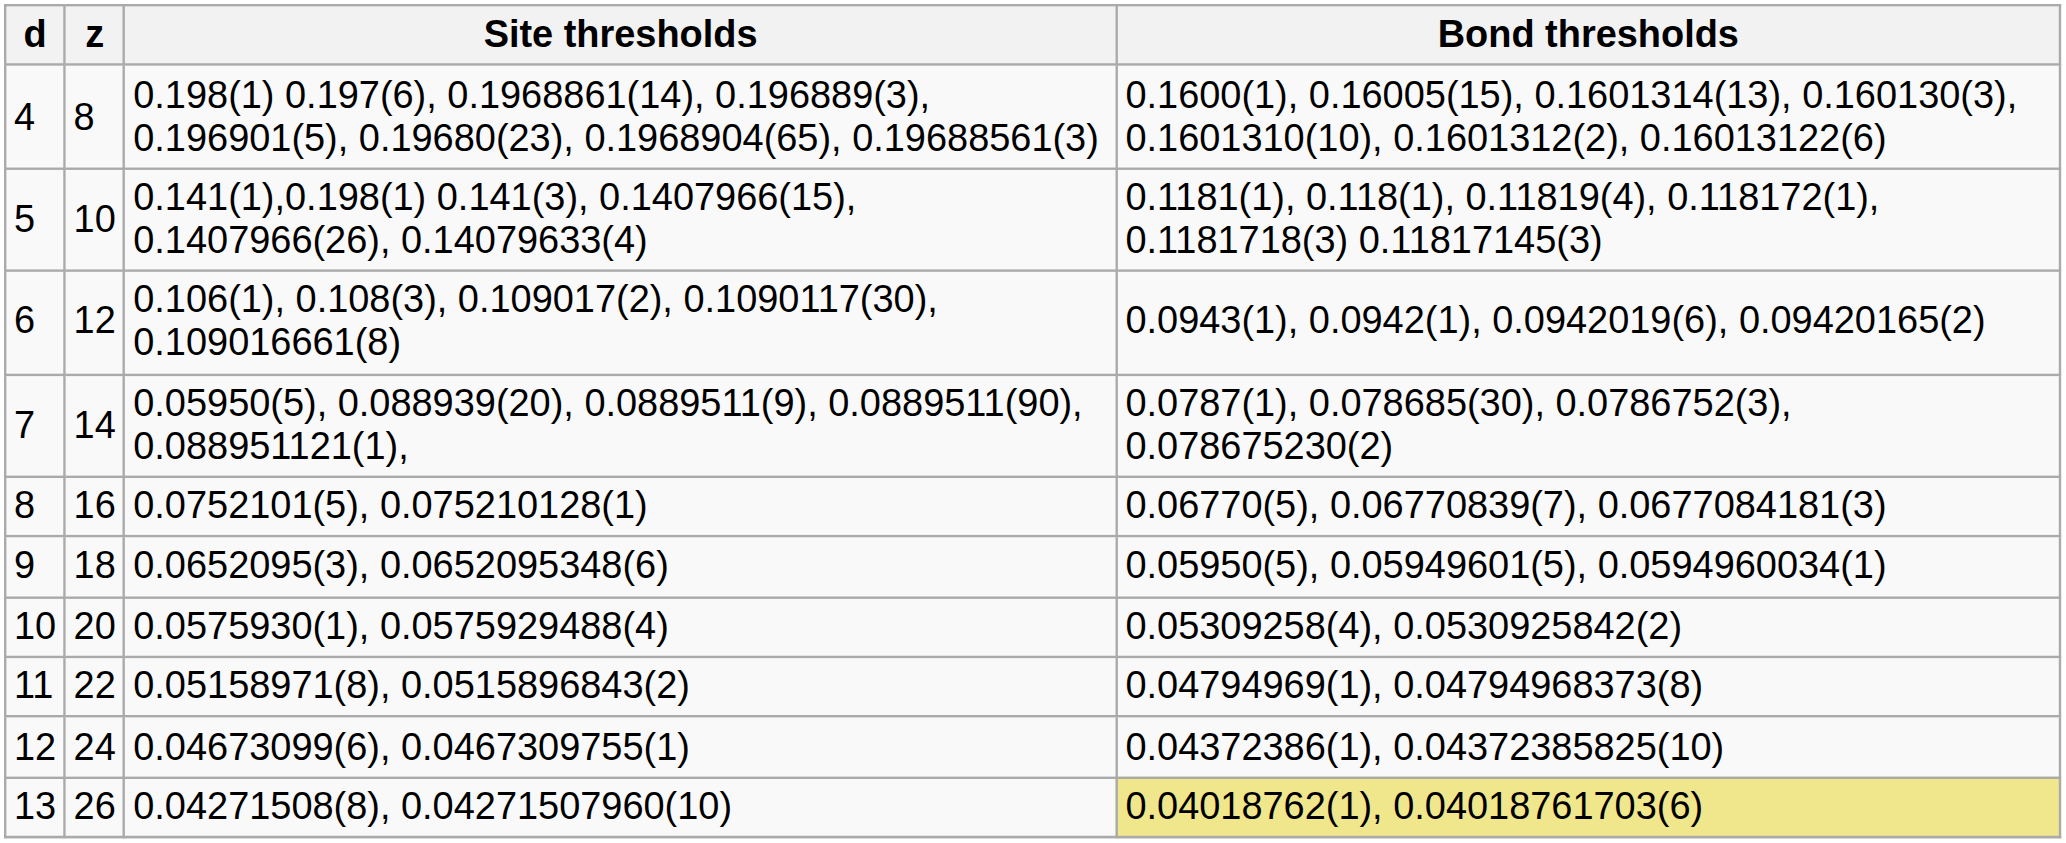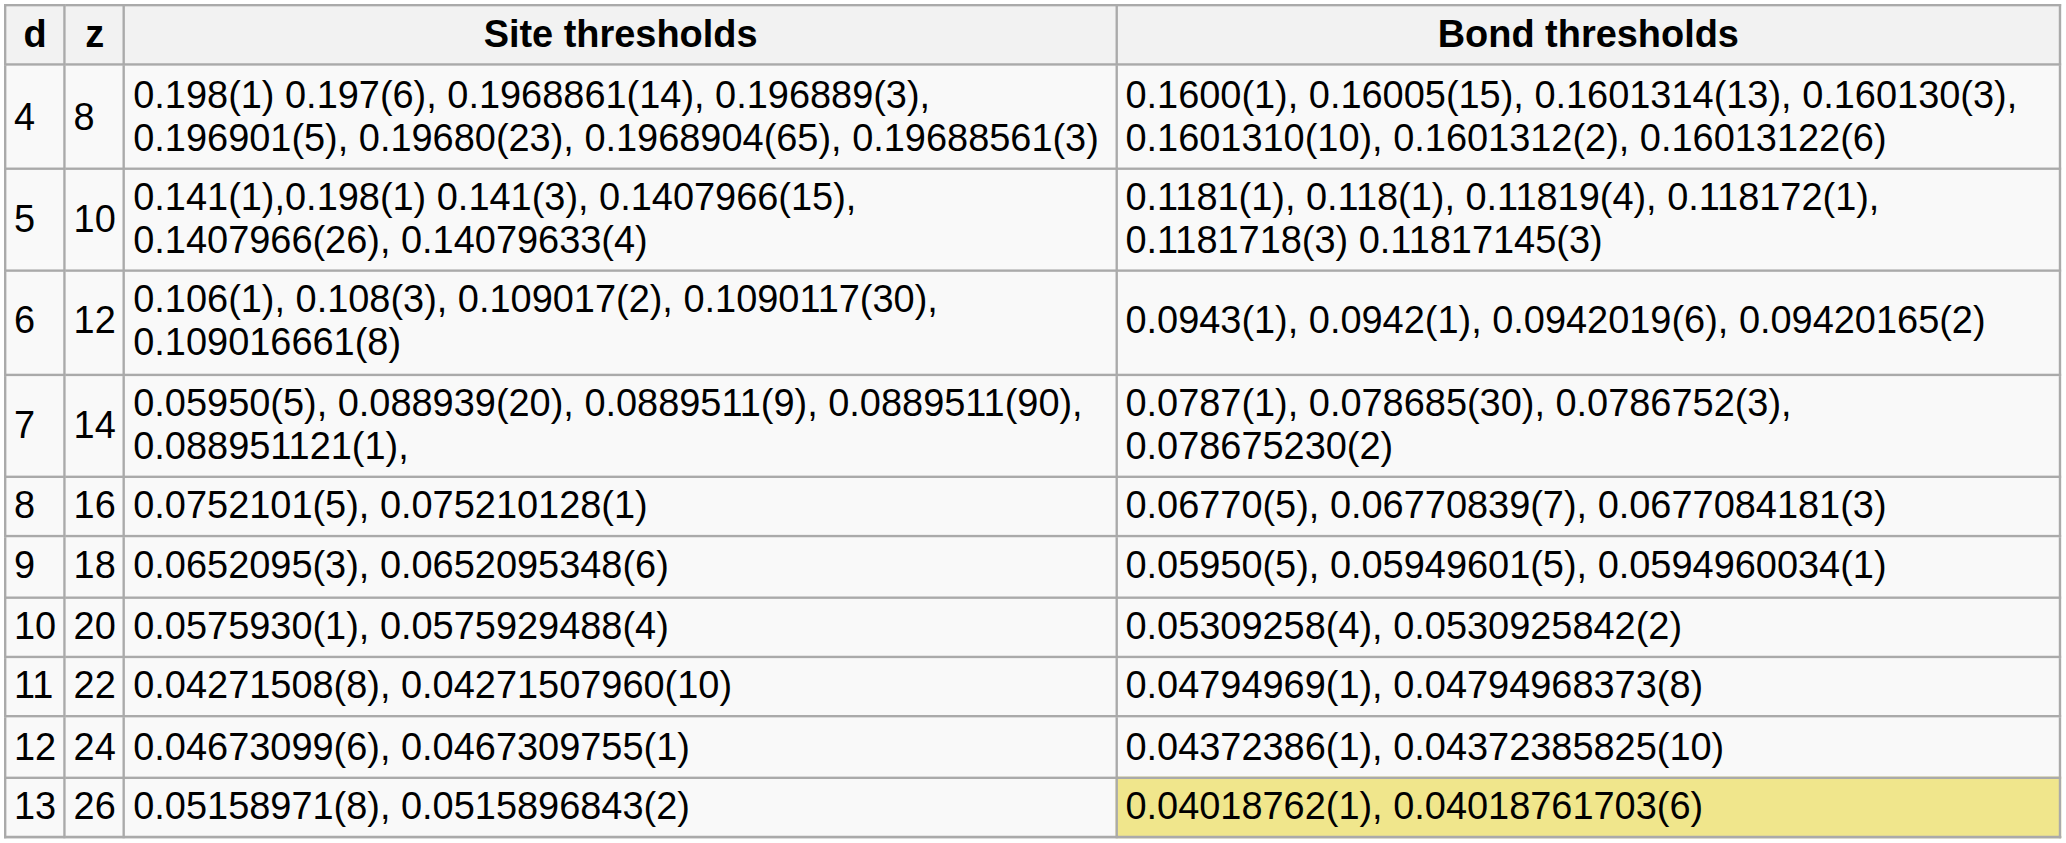(412, 686) 0.05158971(8), 0.0515896843(2) -> (433, 686) 0.04271508(8), 0.04271507960(10)
(433, 806) 0.04271508(8), 0.04271507960(10) -> (412, 806) 0.05158971(8), 0.0515896843(2)
